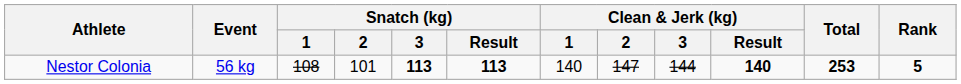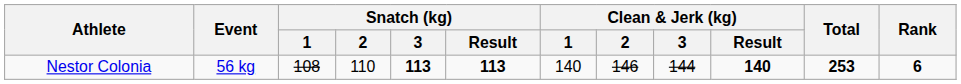(363, 68) 101 -> (363, 68) 110
(626, 68) 147 -> (625, 68) 146
(918, 68) 5 -> (918, 68) 6
